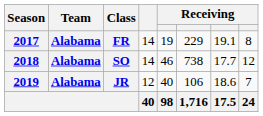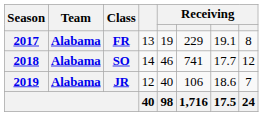(148, 40) 14 -> (148, 40) 13
(194, 61) 738 -> (194, 61) 741
